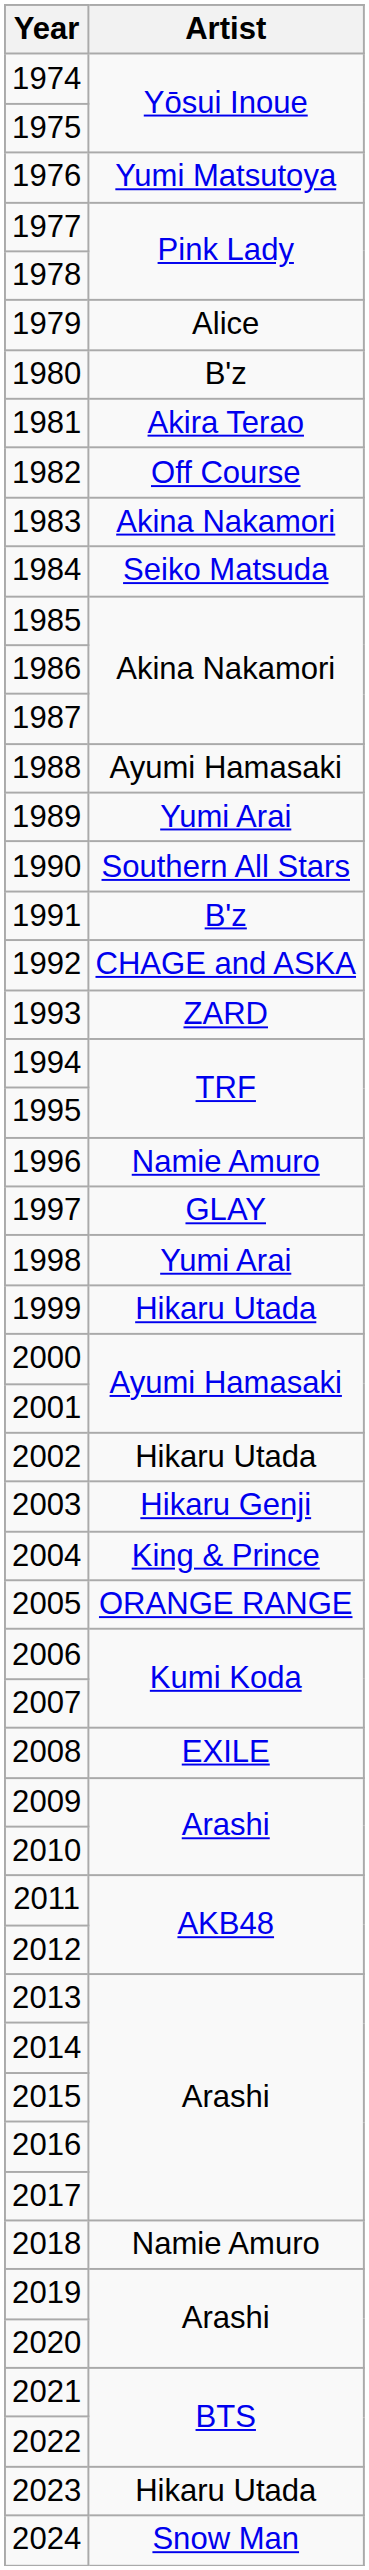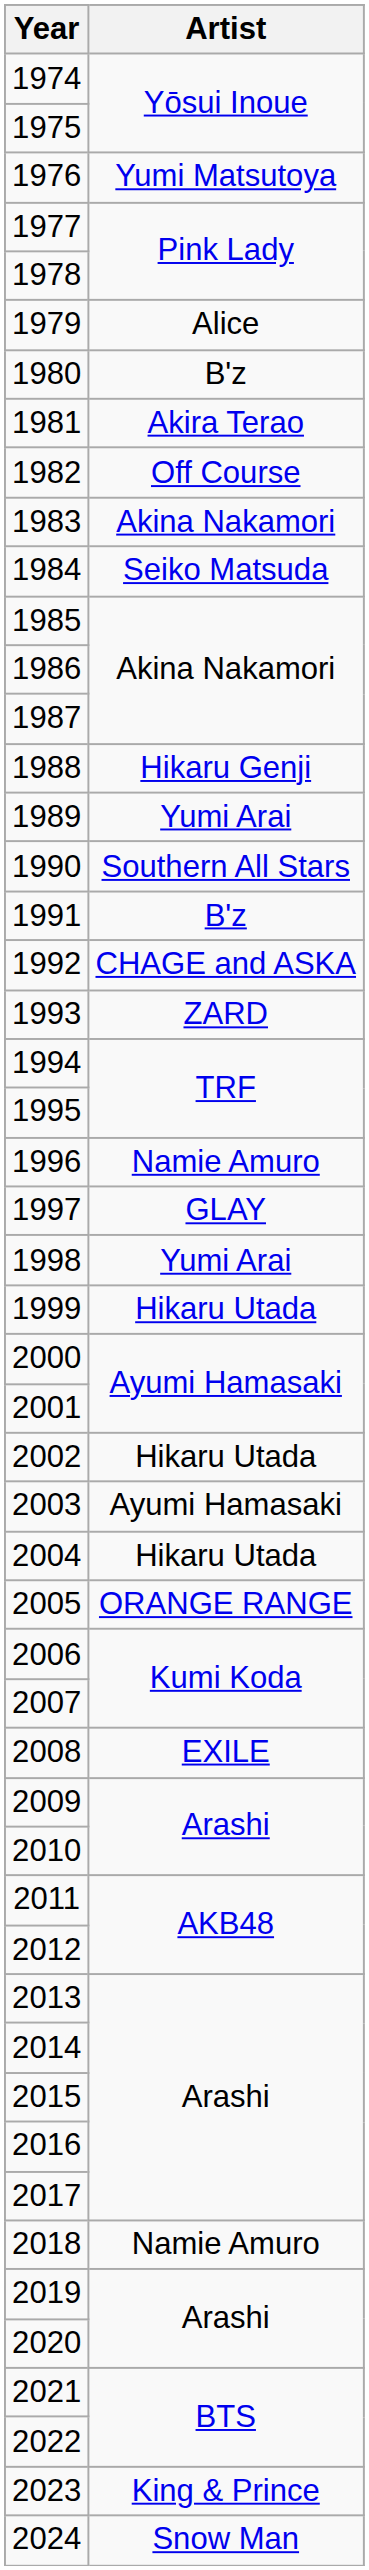(226, 767) Ayumi Hamasaki -> (226, 767) Hikaru Genji
(226, 1505) Hikaru Genji -> (226, 1505) Ayumi Hamasaki
(226, 1555) King & Prince -> (226, 1555) Hikaru Utada
(226, 2490) Hikaru Utada -> (226, 2490) King & Prince
